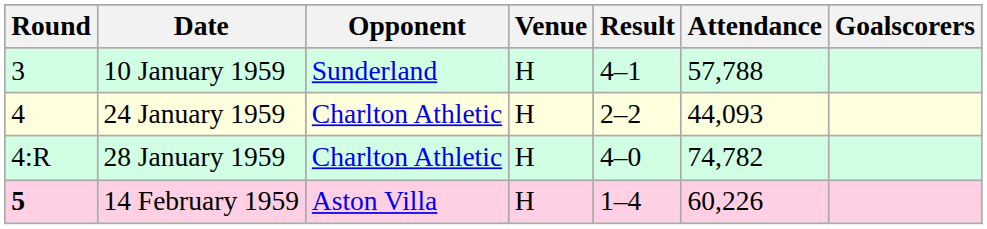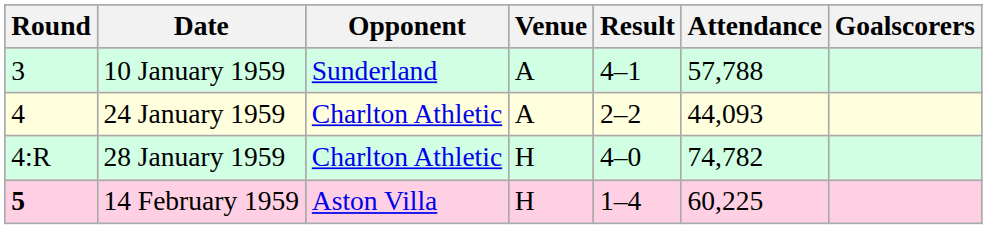(525, 69) H -> (525, 69) A
(525, 113) H -> (525, 113) A
(725, 200) 60,226 -> (725, 200) 60,225
